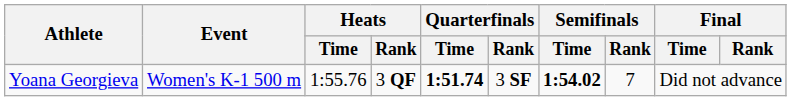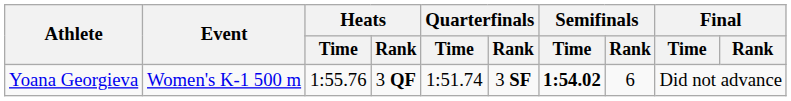(454, 80) bold -> (454, 80) normal
(630, 80) 7 -> (630, 80) 6
